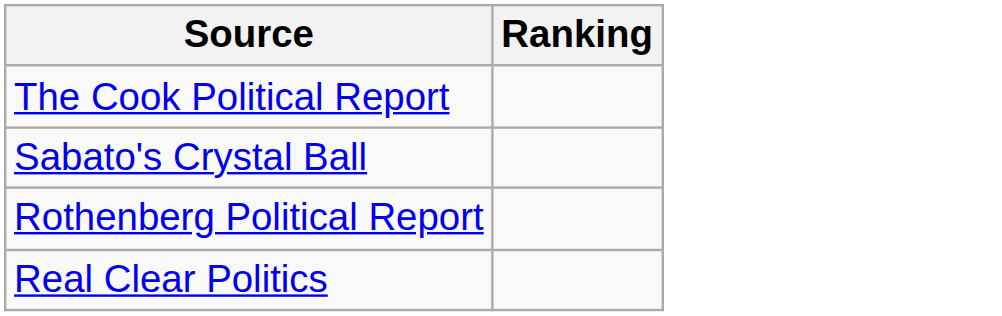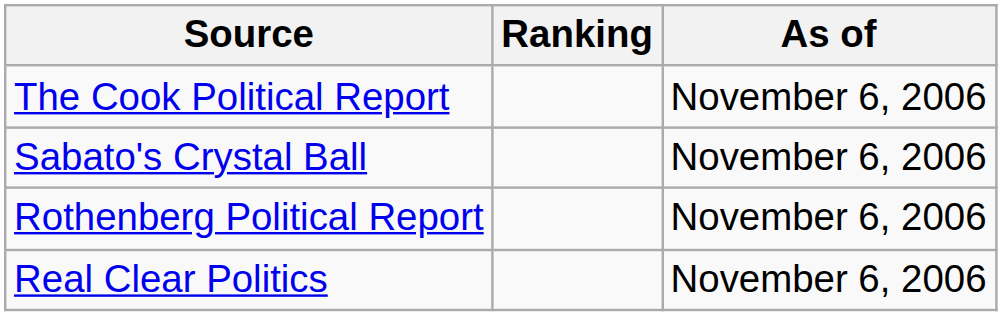+ column: (829, 34)
